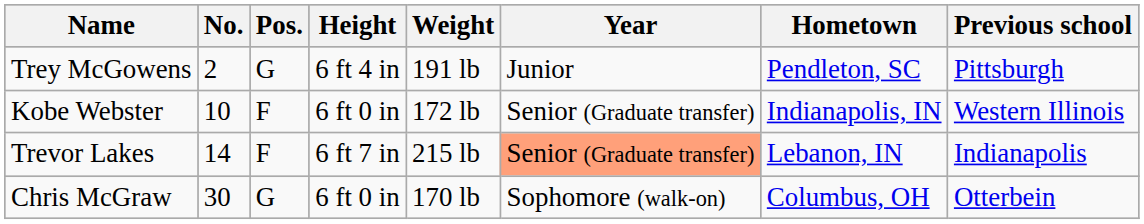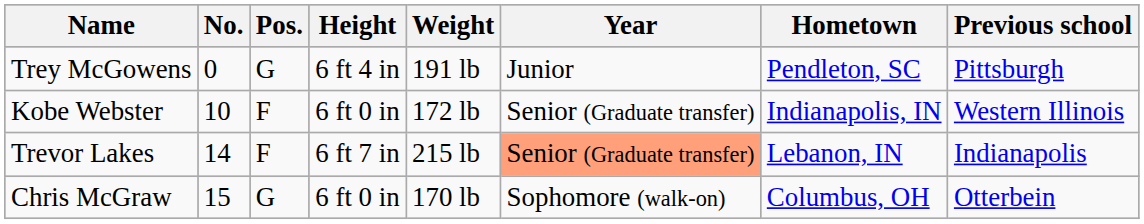(211, 68) 2 -> (211, 68) 0
(217, 196) 30 -> (217, 196) 15
